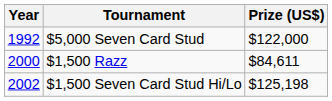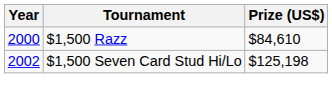- row: (125, 38)
(274, 61) $84,611 -> (274, 38) $84,610
